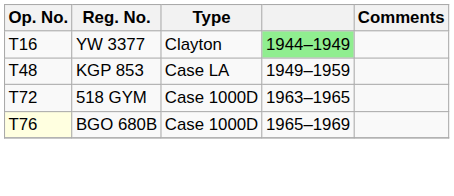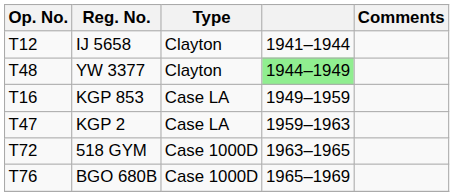+ row: (103, 44)
(23, 44) T16 -> (23, 71) T48
(23, 71) T48 -> (23, 97) T16
+ row: (100, 124)
(23, 124) lightyellow background -> (23, 177) no background
